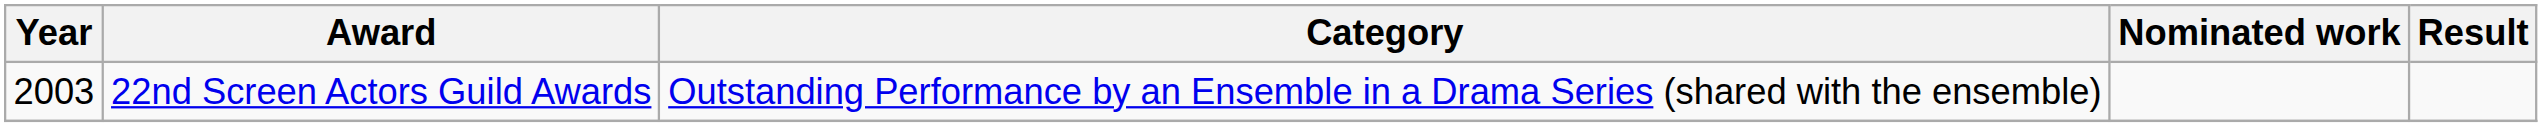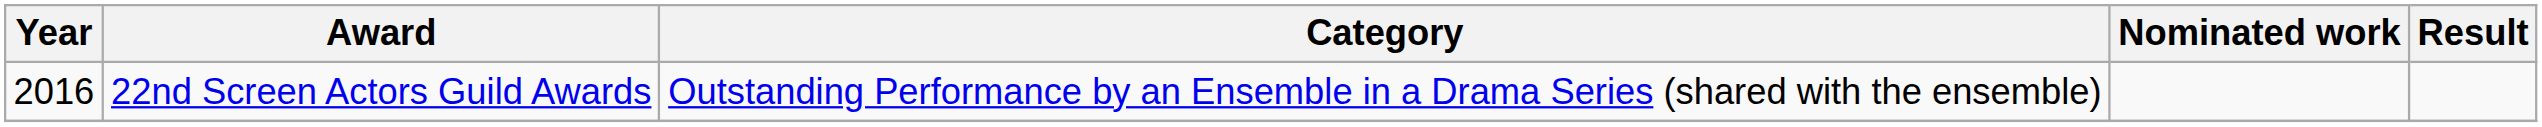(54, 90) 2003 -> (54, 90) 2016
